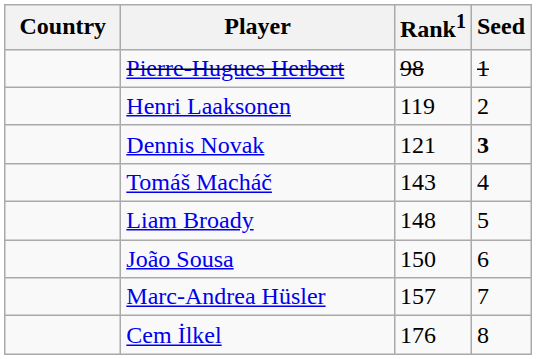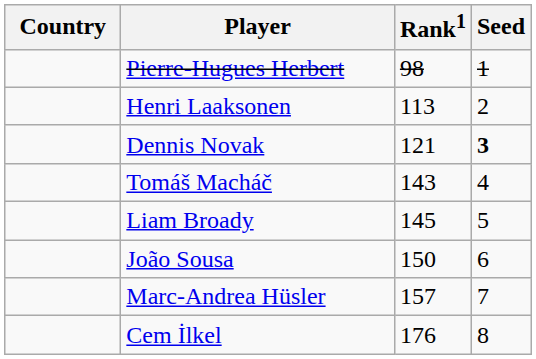(417, 106) 119 -> (417, 106) 113
(418, 220) 148 -> (418, 220) 145
